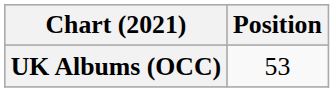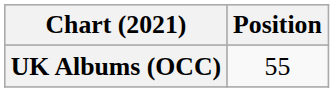(277, 65) 53 -> (277, 65) 55
